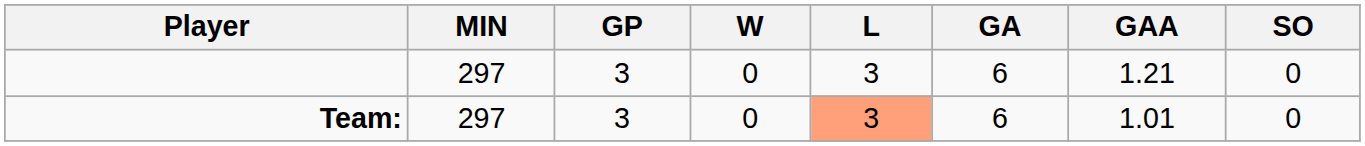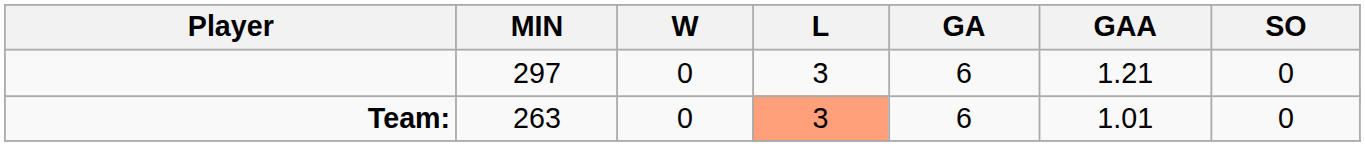- column: (622, 27)
(482, 118) 297 -> (537, 118) 263
